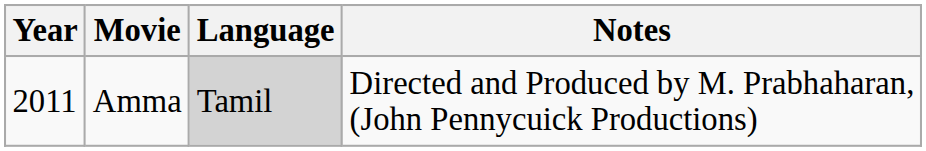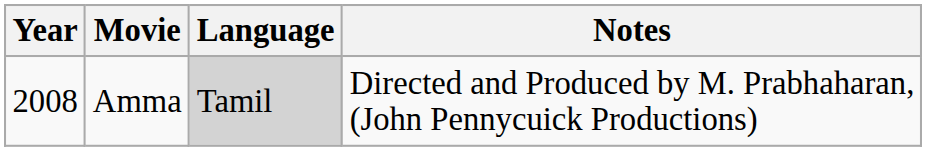(45, 100) 2011 -> (45, 100) 2008
